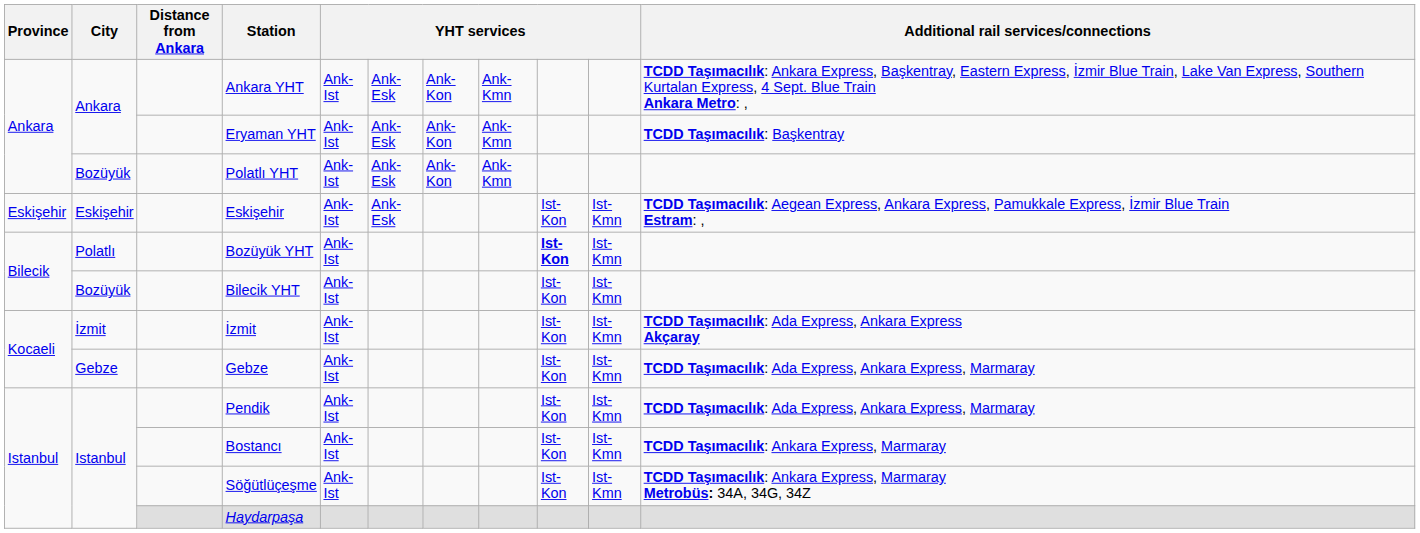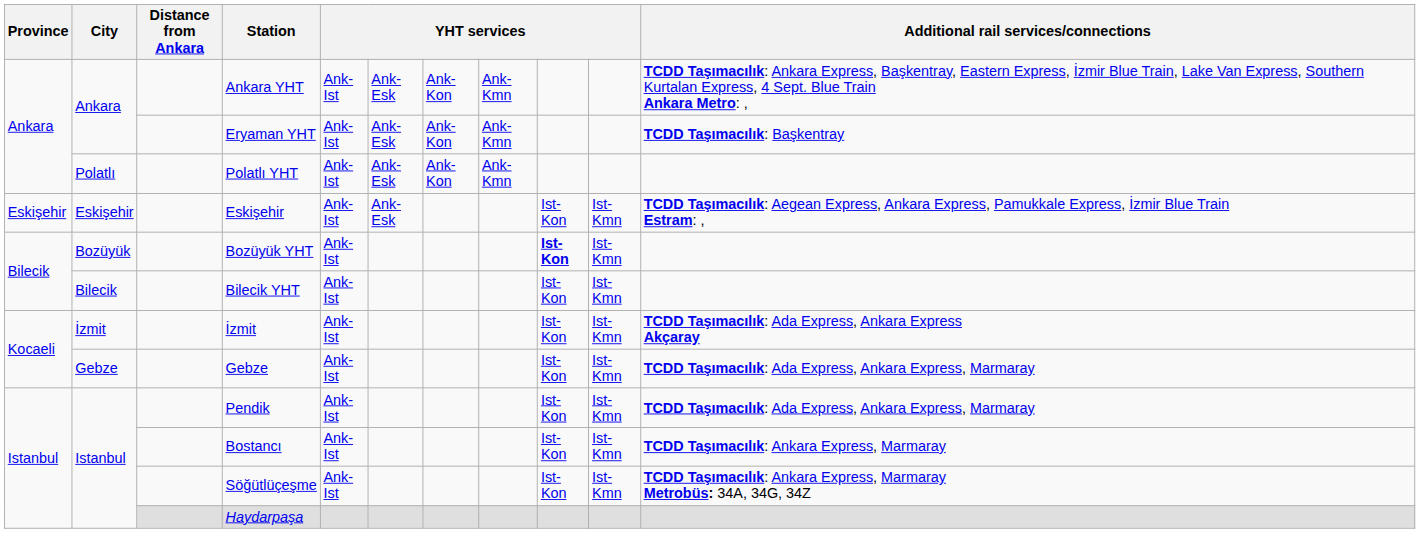(103, 173) Bozüyük -> (95, 173) Polatlı
(95, 251) Polatlı -> (103, 251) Bozüyük
(103, 290) Bozüyük -> (96, 290) Bilecik
